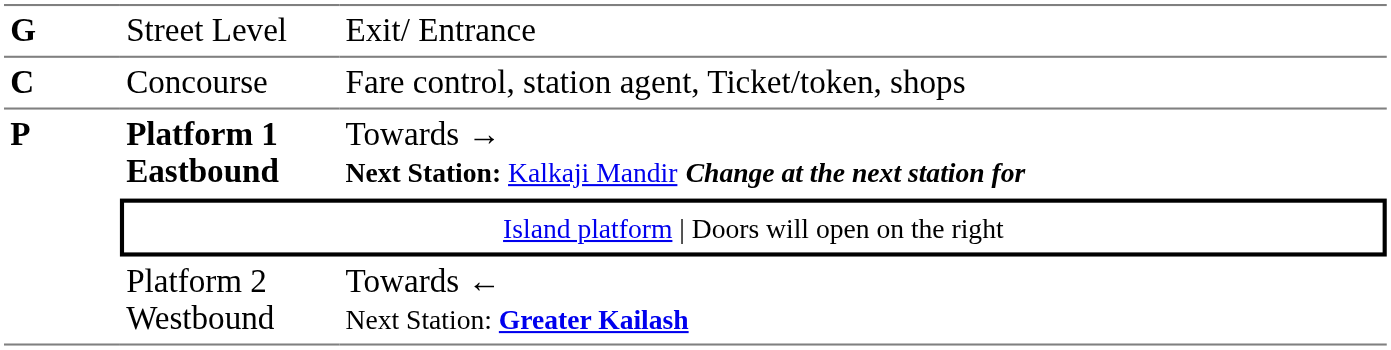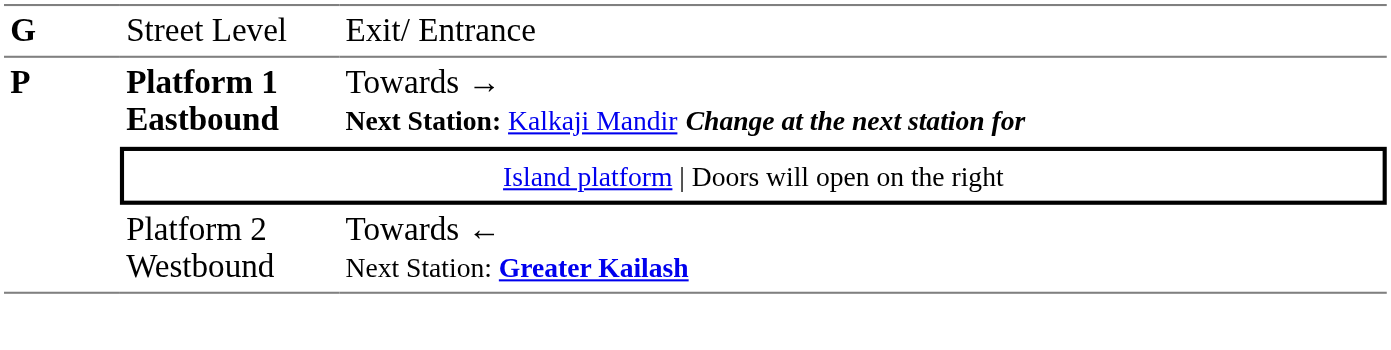- row: (197, 82)
